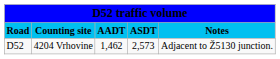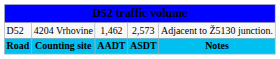rows swapped: (18, 30) <-> (15, 46)
